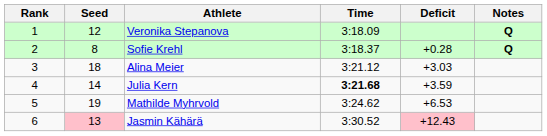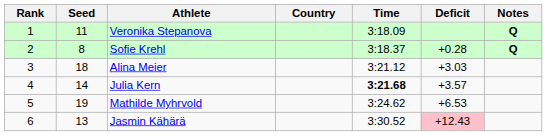+ column: (314, 13)
(95, 31) 12 -> (82, 31) 11
(438, 85) +3.59 -> (453, 85) +3.57
(95, 121) pink background -> (82, 121) no background
